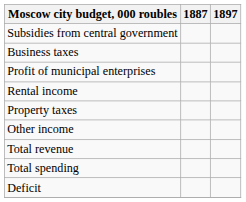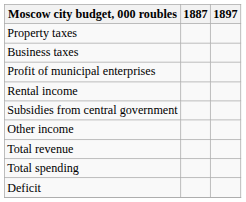rows swapped: (42, 110) <-> (92, 33)
